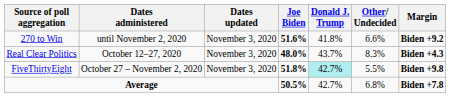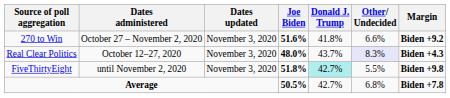(142, 39) until November 2, 2020 -> (142, 39) October 27 – November 2, 2020
(375, 54) no background -> (375, 54) lavender background
(142, 69) October 27 – November 2, 2020 -> (142, 69) until November 2, 2020
